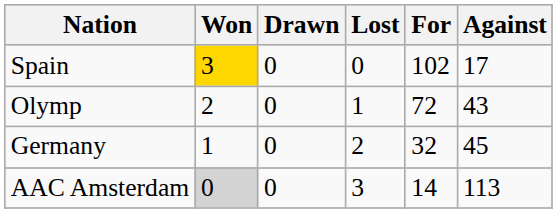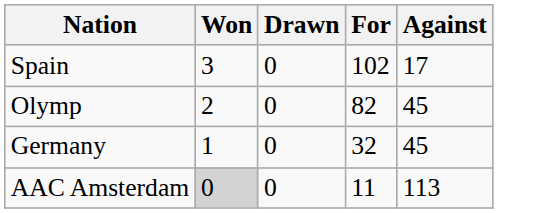- column: (375, 24)
(207, 65) gold background -> (207, 65) no background
(424, 106) 72 -> (364, 106) 82
(476, 106) 43 -> (416, 106) 45
(424, 187) 14 -> (364, 187) 11
